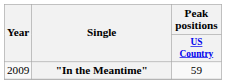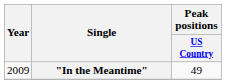(196, 70) 59 -> (196, 70) 49
